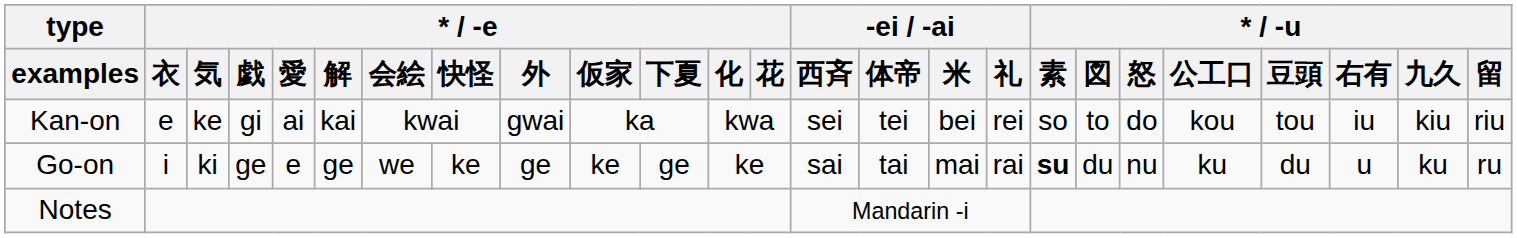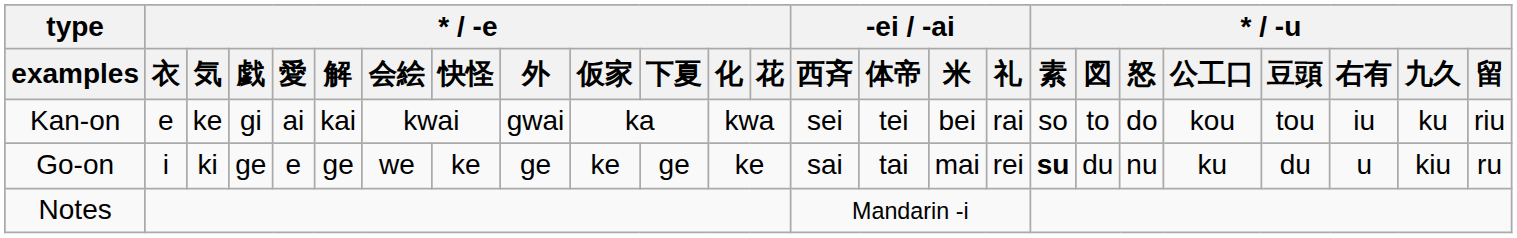(1008, 120) rei -> (1008, 120) rai
(1433, 120) kiu -> (1433, 120) ku
(1008, 165) rai -> (1008, 165) rei
(1433, 165) ku -> (1433, 165) kiu
